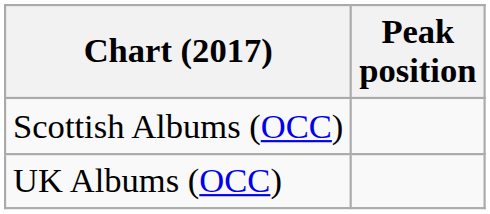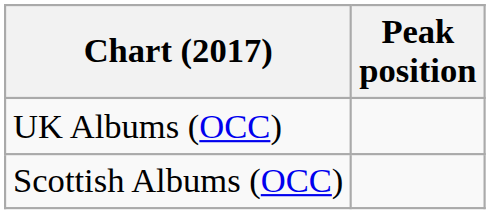rows swapped: (178, 125) <-> (147, 180)
